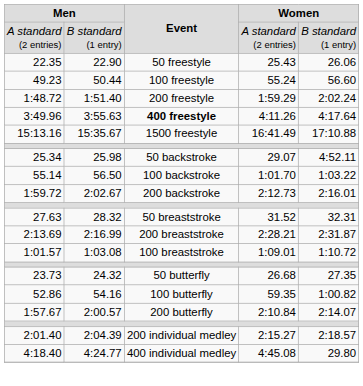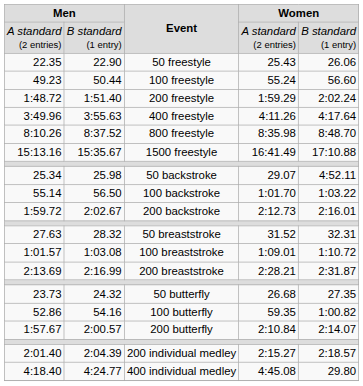(182, 116) bold -> (182, 116) normal
+ row: (43, 134)
rows swapped: (43, 252) <-> (43, 234)
